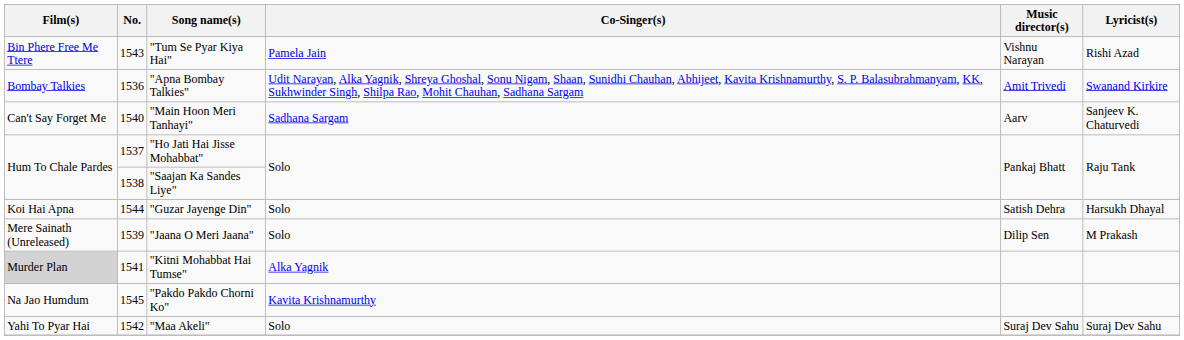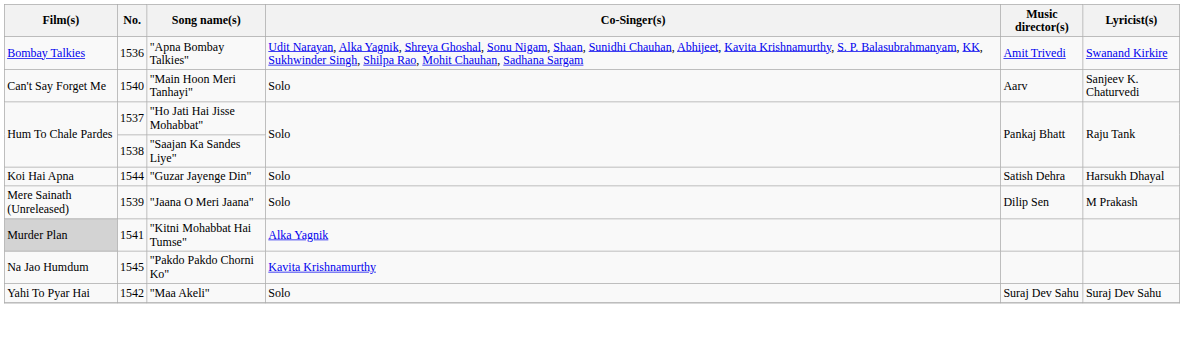- row: (196, 53)
(308, 118) Sadhana Sargam -> (279, 85) Solo
